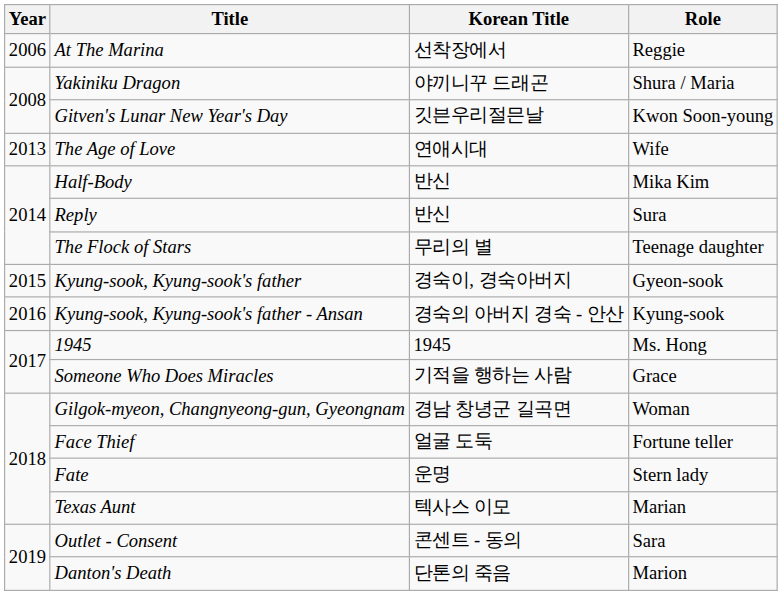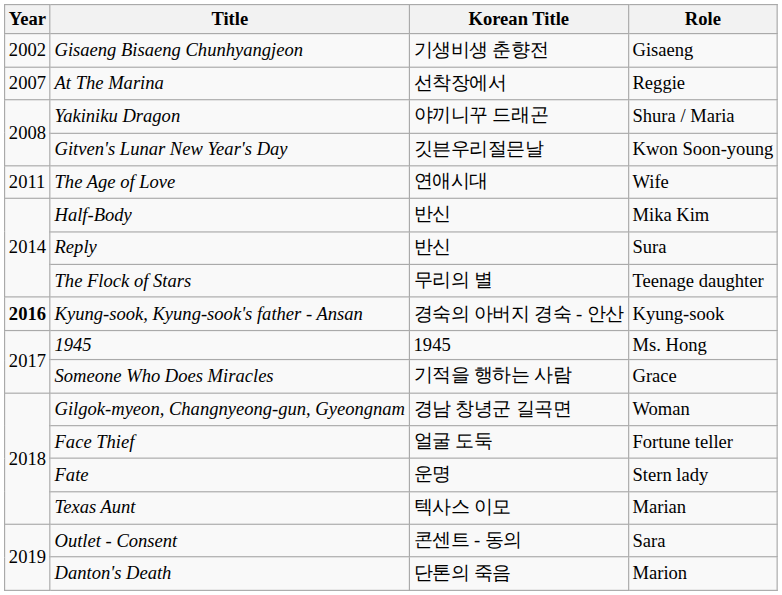+ row: (179, 50)
(27, 50) 2006 -> (27, 83) 2007
(27, 149) 2013 -> (27, 182) 2011
- row: (178, 280)
(27, 313) normal -> (27, 313) bold
